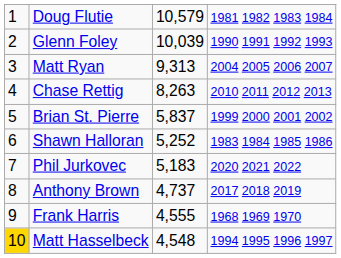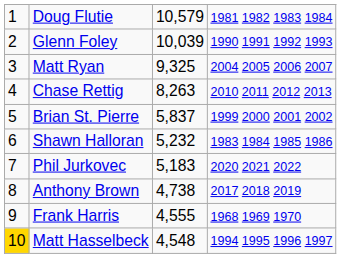(176, 66) 9,313 -> (176, 66) 9,325
(176, 141) 5,252 -> (176, 141) 5,232
(176, 191) 4,737 -> (176, 191) 4,738
